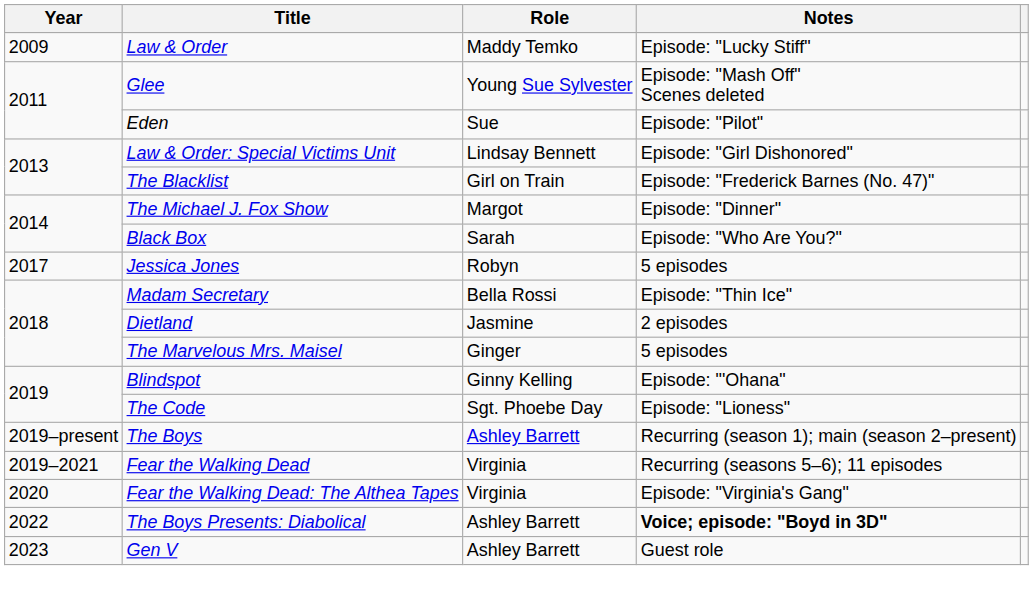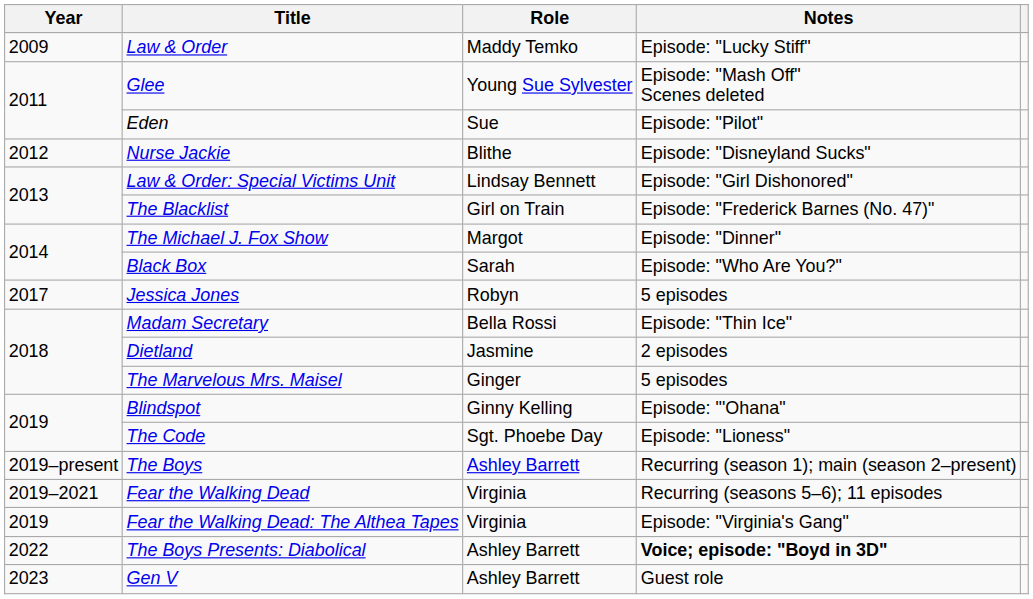+ row: (178, 152)
(29, 493) 2020 -> (29, 522) 2019
